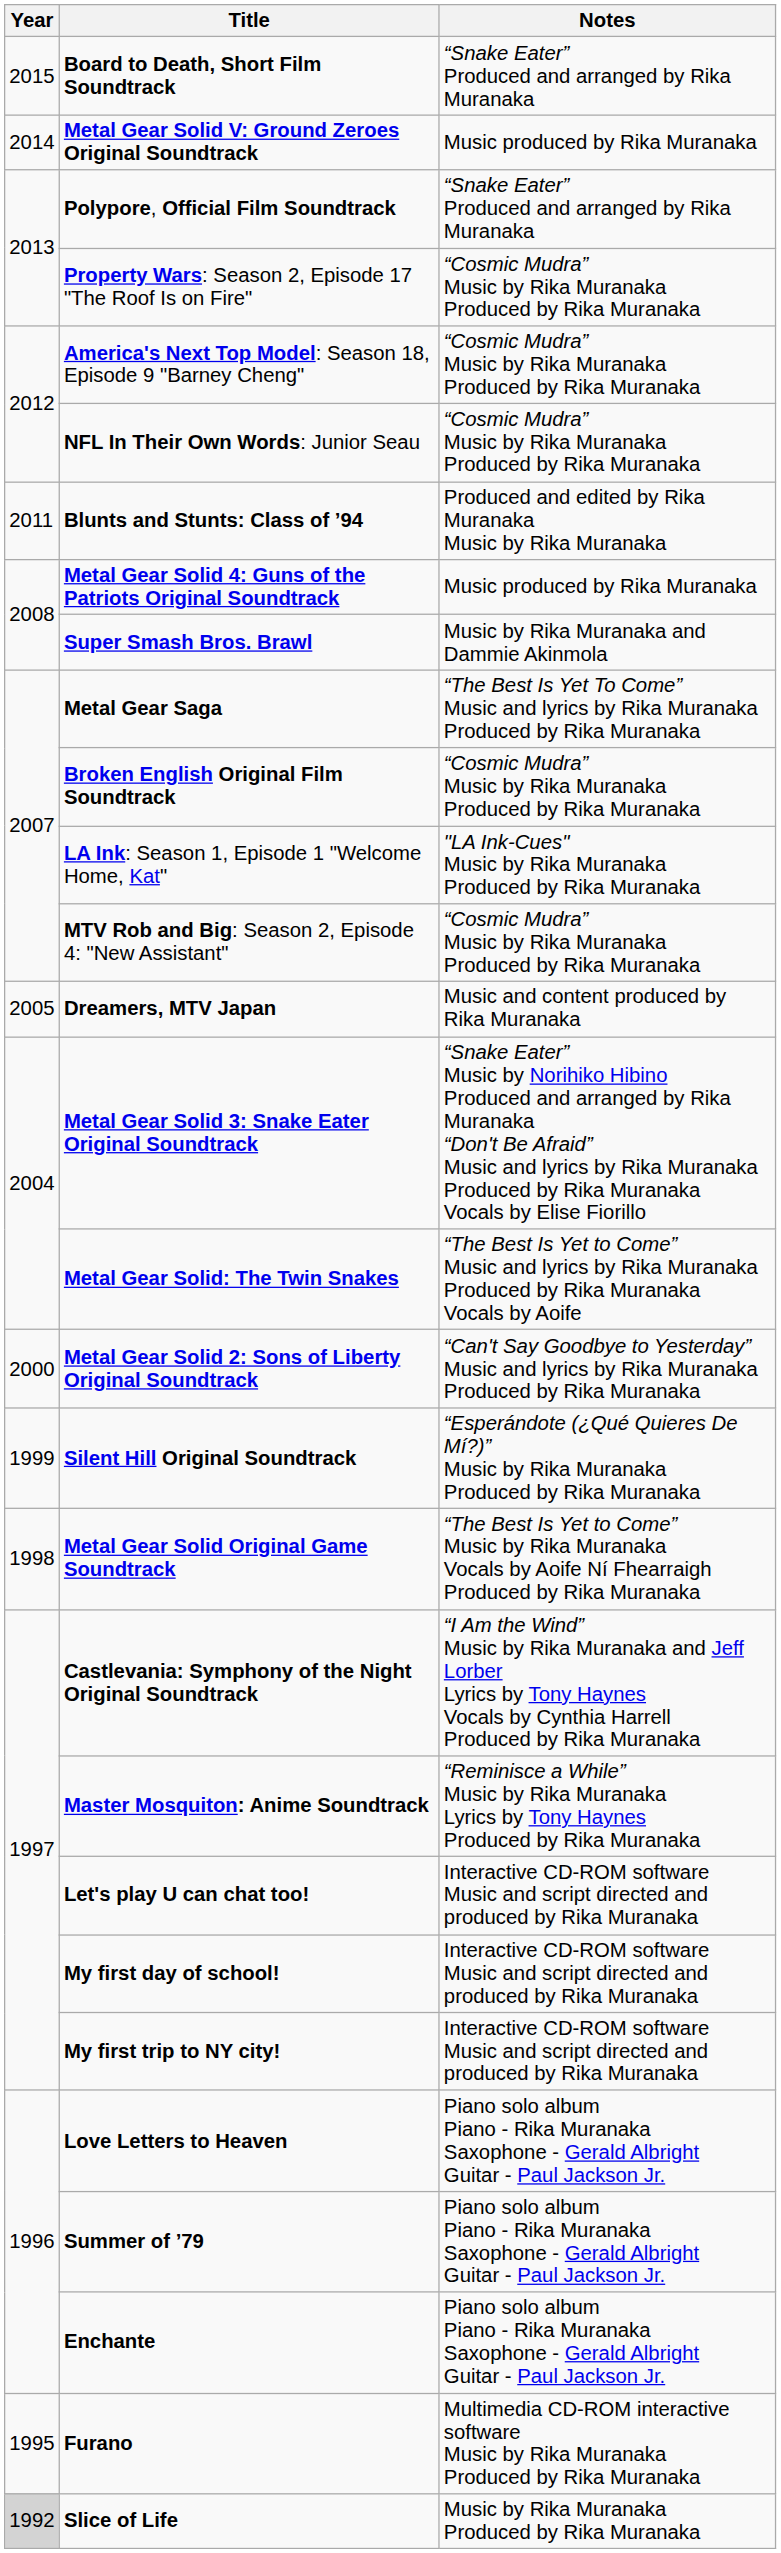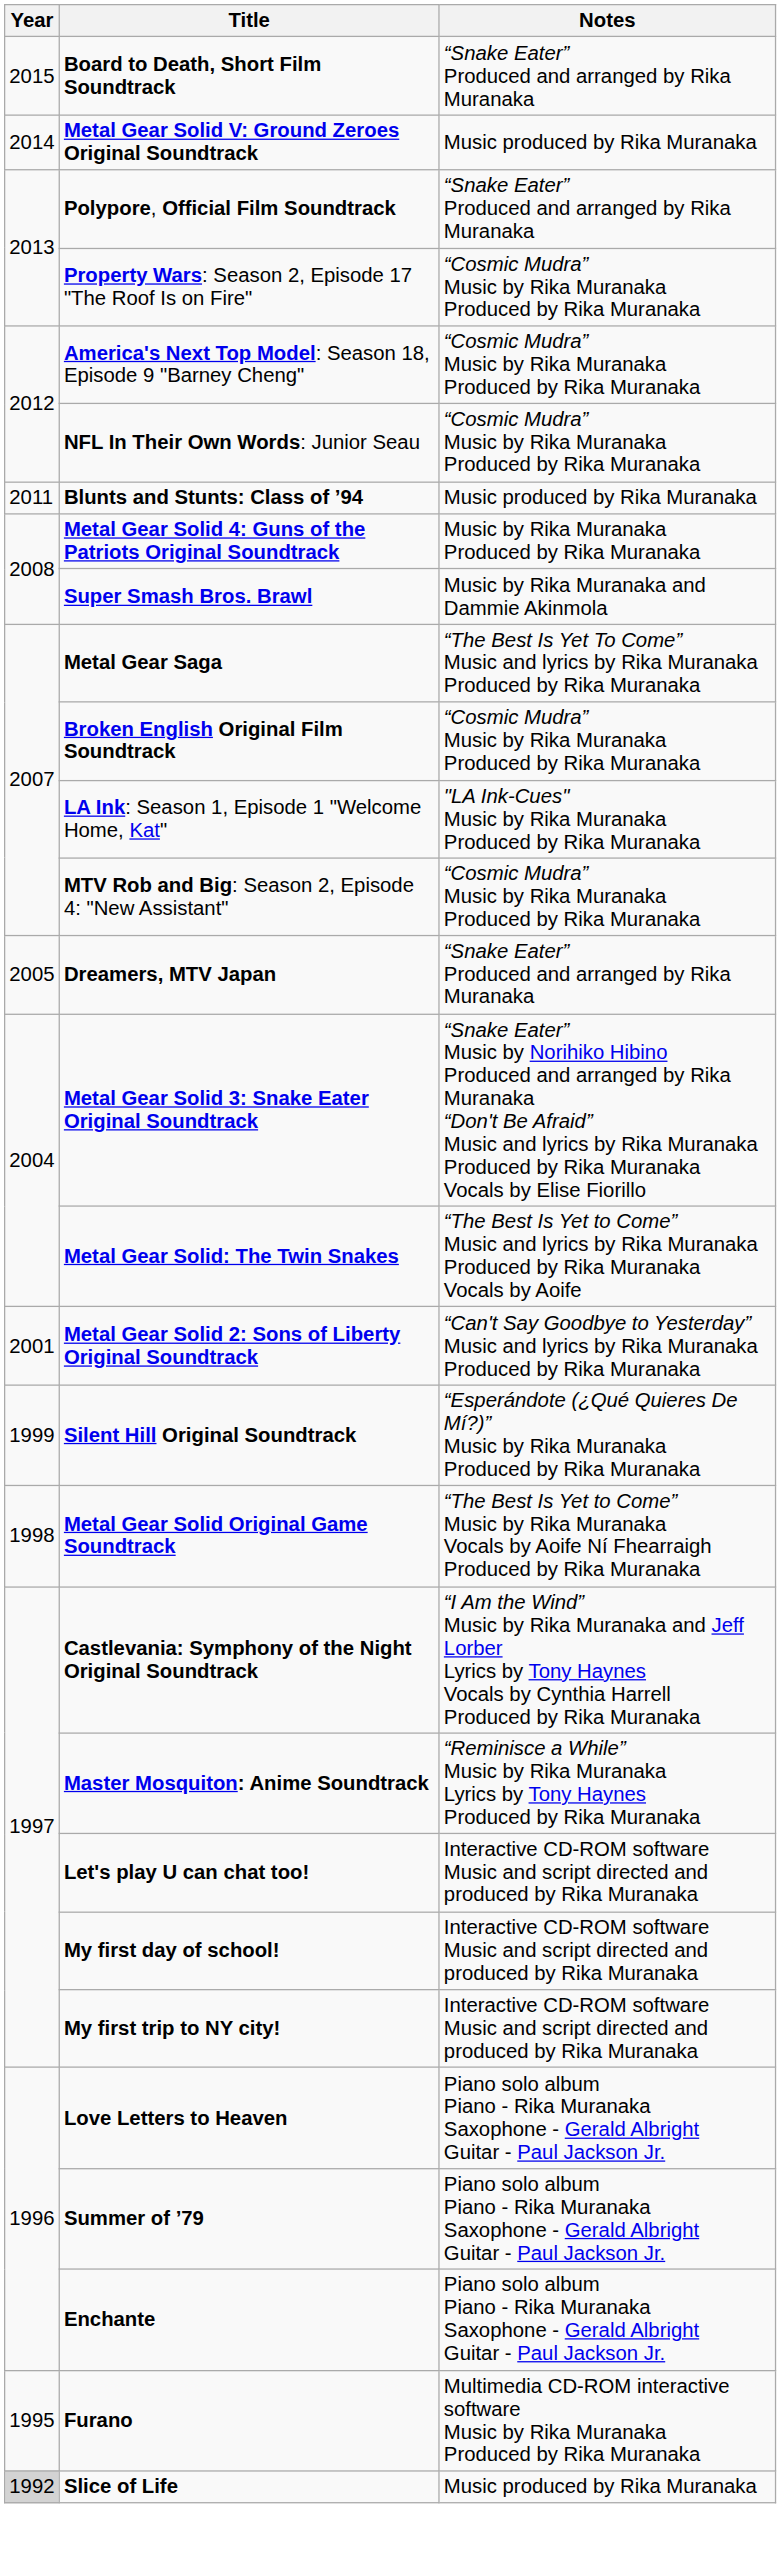(574, 520) Produced and edited by Rika Muranaka Music by Rika Muranaka -> (600, 497) Music produced by Rika Muranaka
(600, 587) Music produced by Rika Muranaka -> (572, 541) Music by Rika Muranaka Produced by Rika Muranaka
(585, 1008) Music and content produced by Rika Muranaka -> (587, 974) “Snake Eater” Produced and arranged by Rika Muranaka
(32, 1368) 2000 -> (32, 1345) 2001
(572, 2521) Music by Rika Muranaka Produced by Rika Muranaka -> (600, 2486) Music produced by Rika Muranaka
